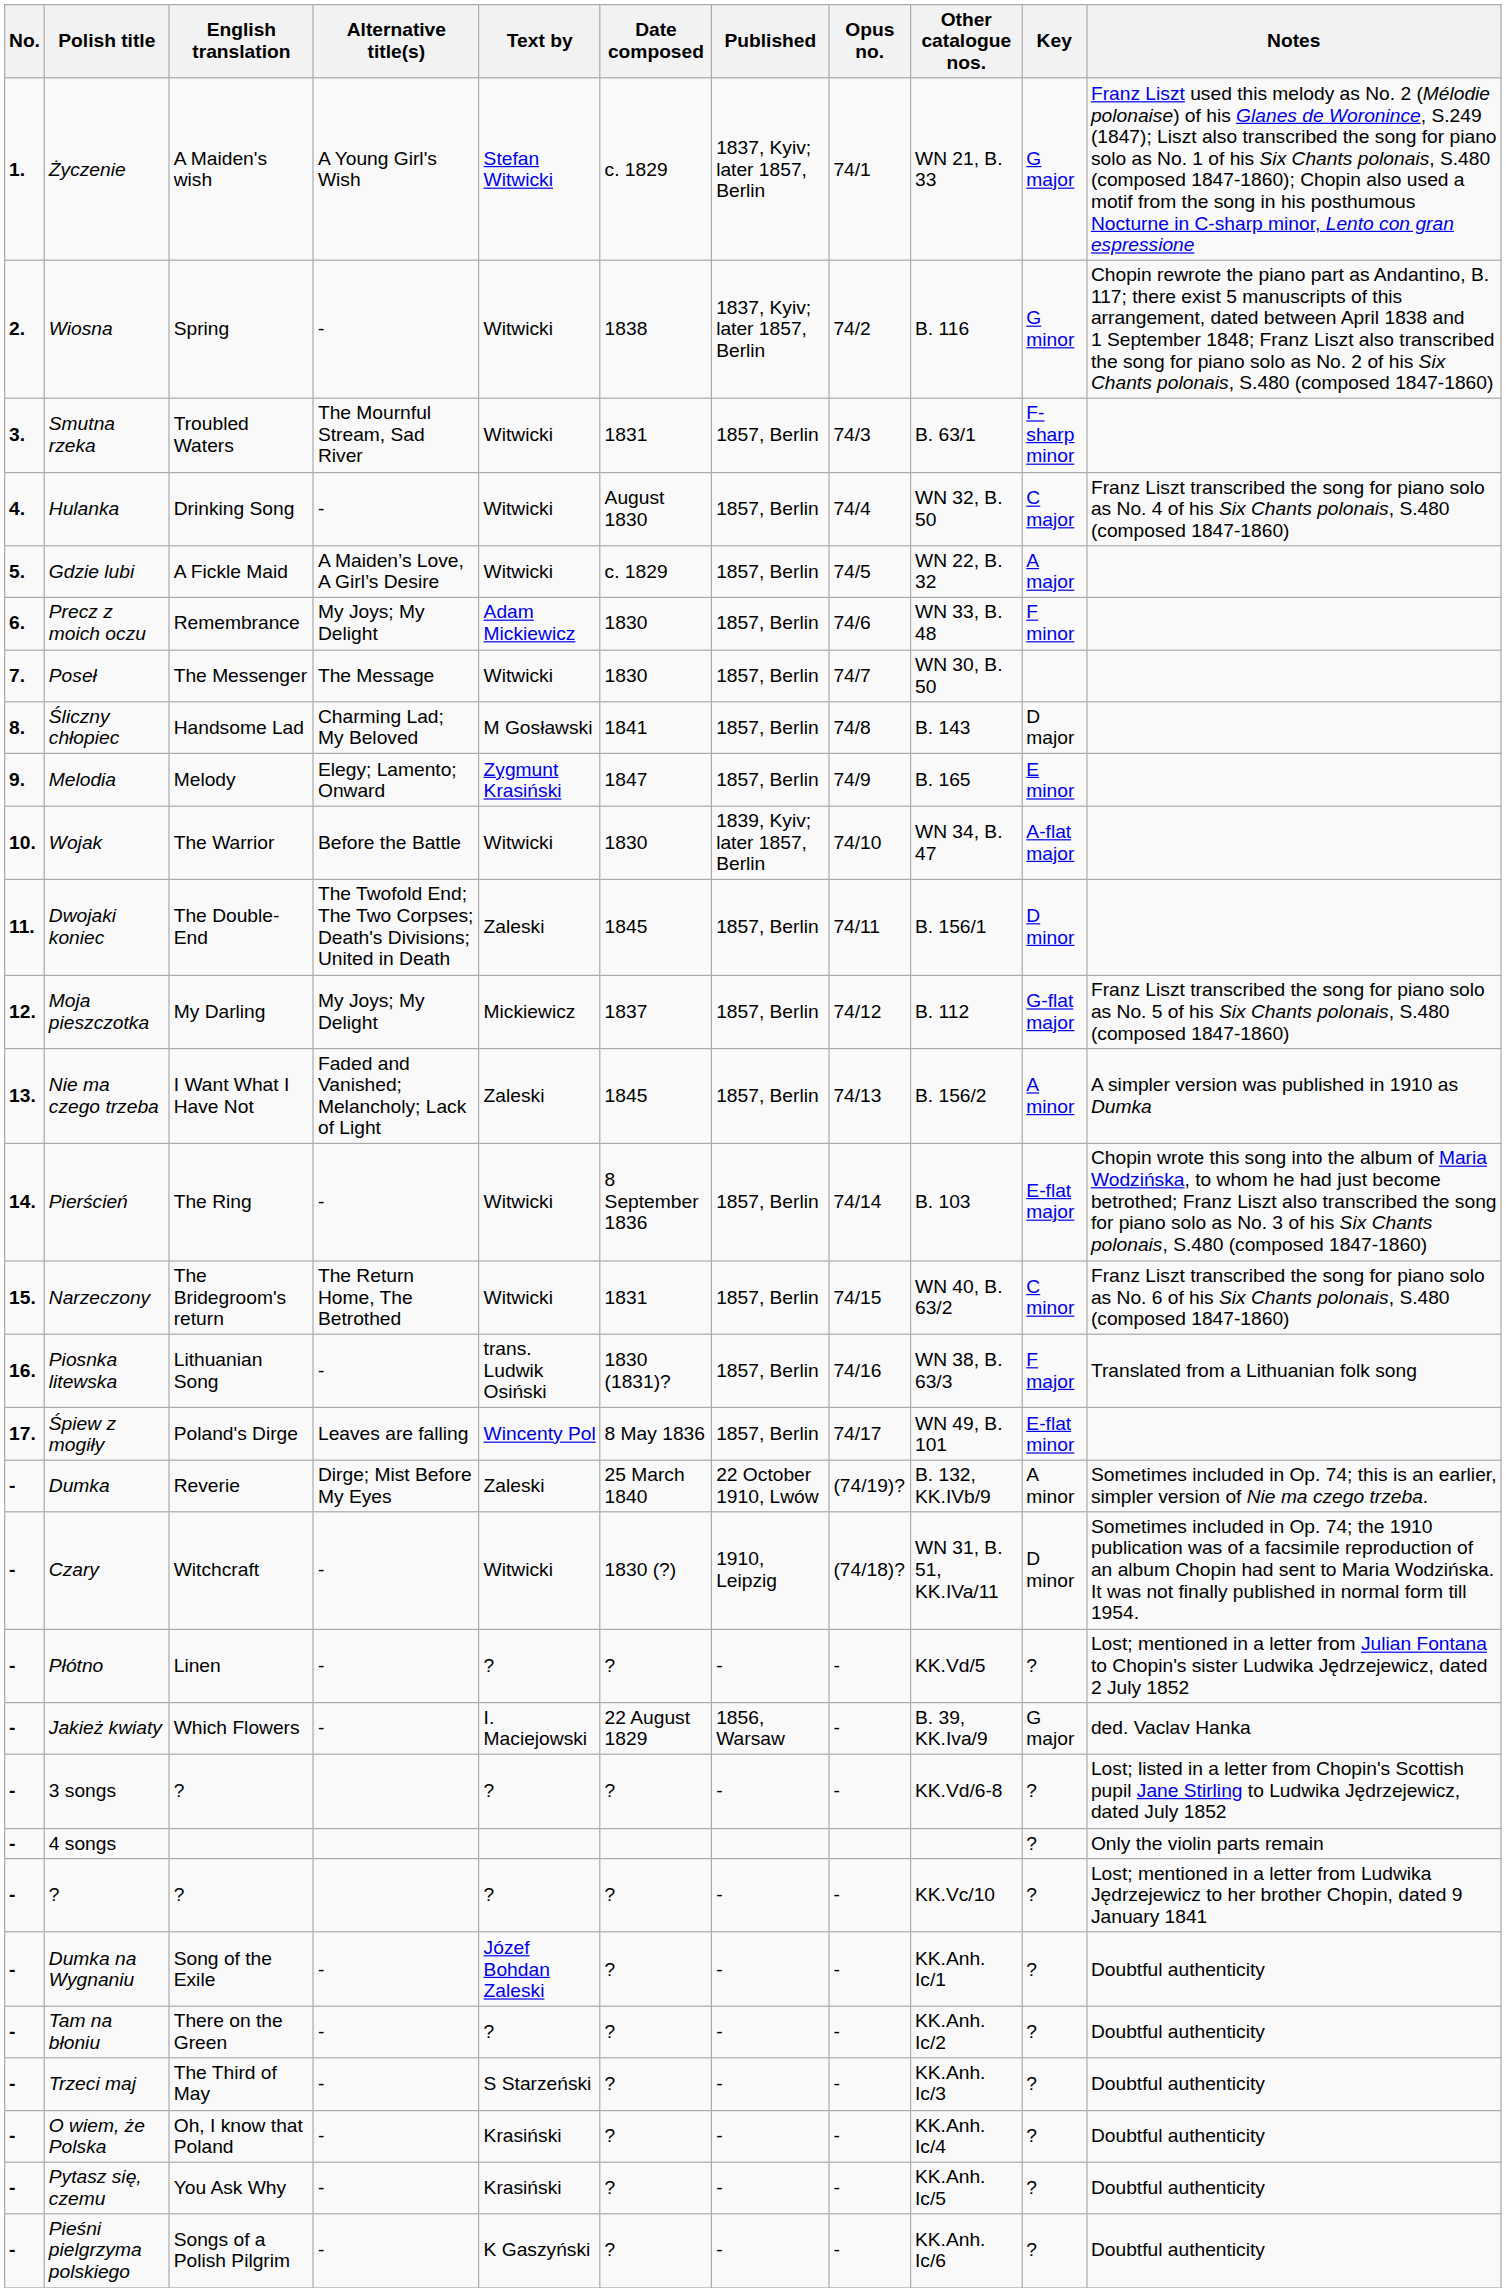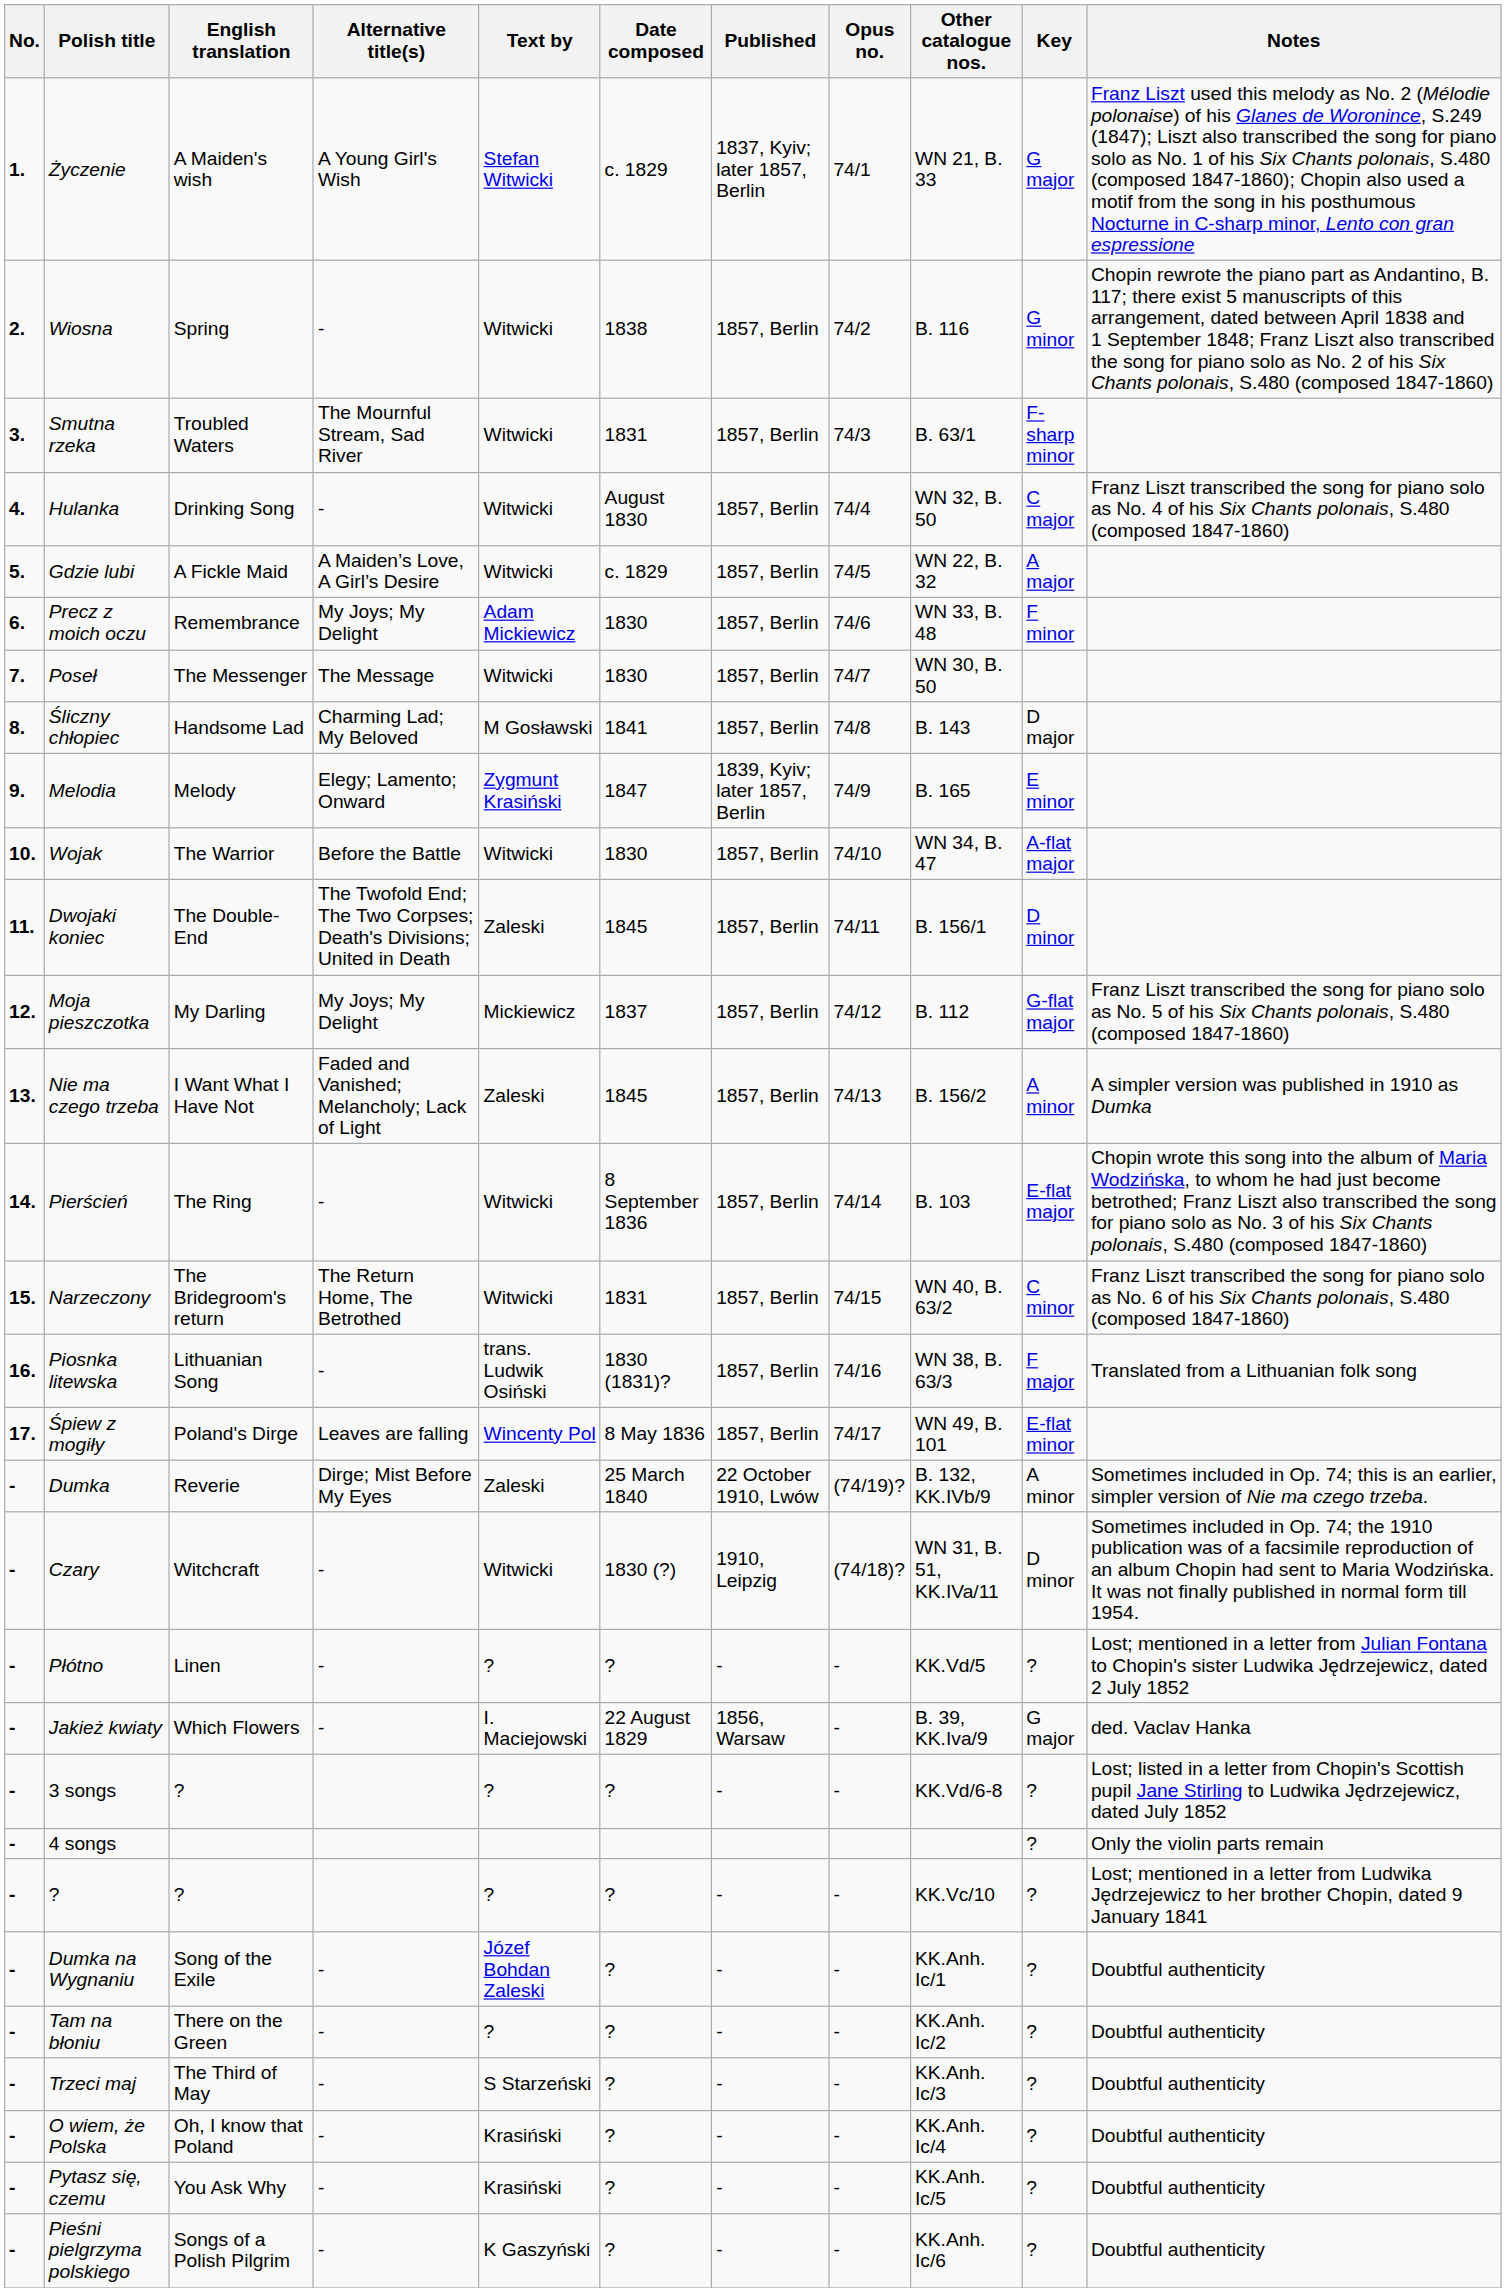(764, 329) 1837, Kyiv; later 1857, Berlin -> (767, 329) 1857, Berlin
(767, 779) 1857, Berlin -> (764, 790) 1839, Kyiv; later 1857, Berlin
(764, 842) 1839, Kyiv; later 1857, Berlin -> (767, 853) 1857, Berlin
